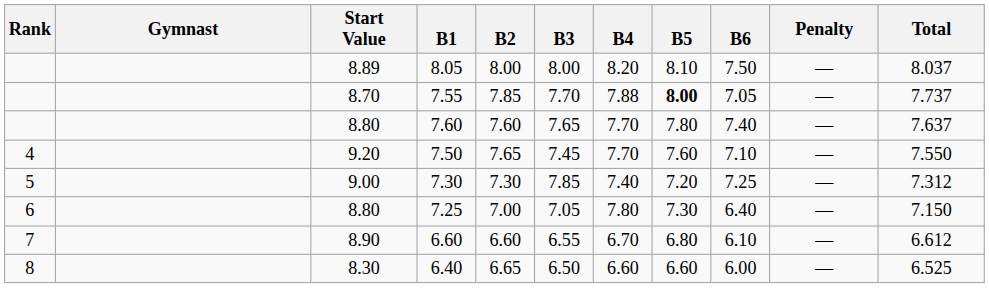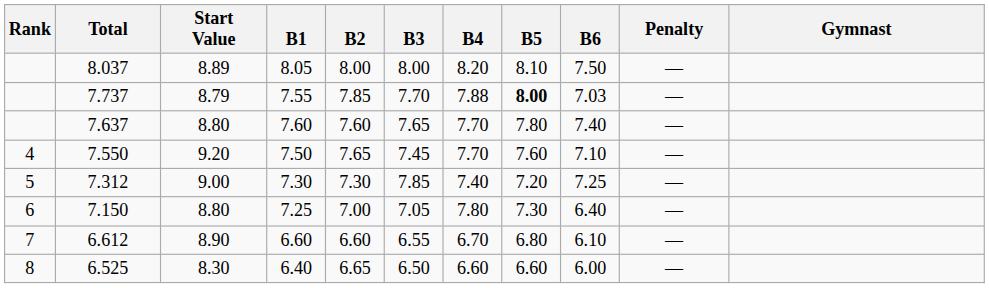columns swapped: (183, 29) <-> (931, 29)
(364, 96) 8.70 -> (214, 96) 8.79
(741, 96) 7.05 -> (590, 96) 7.03
